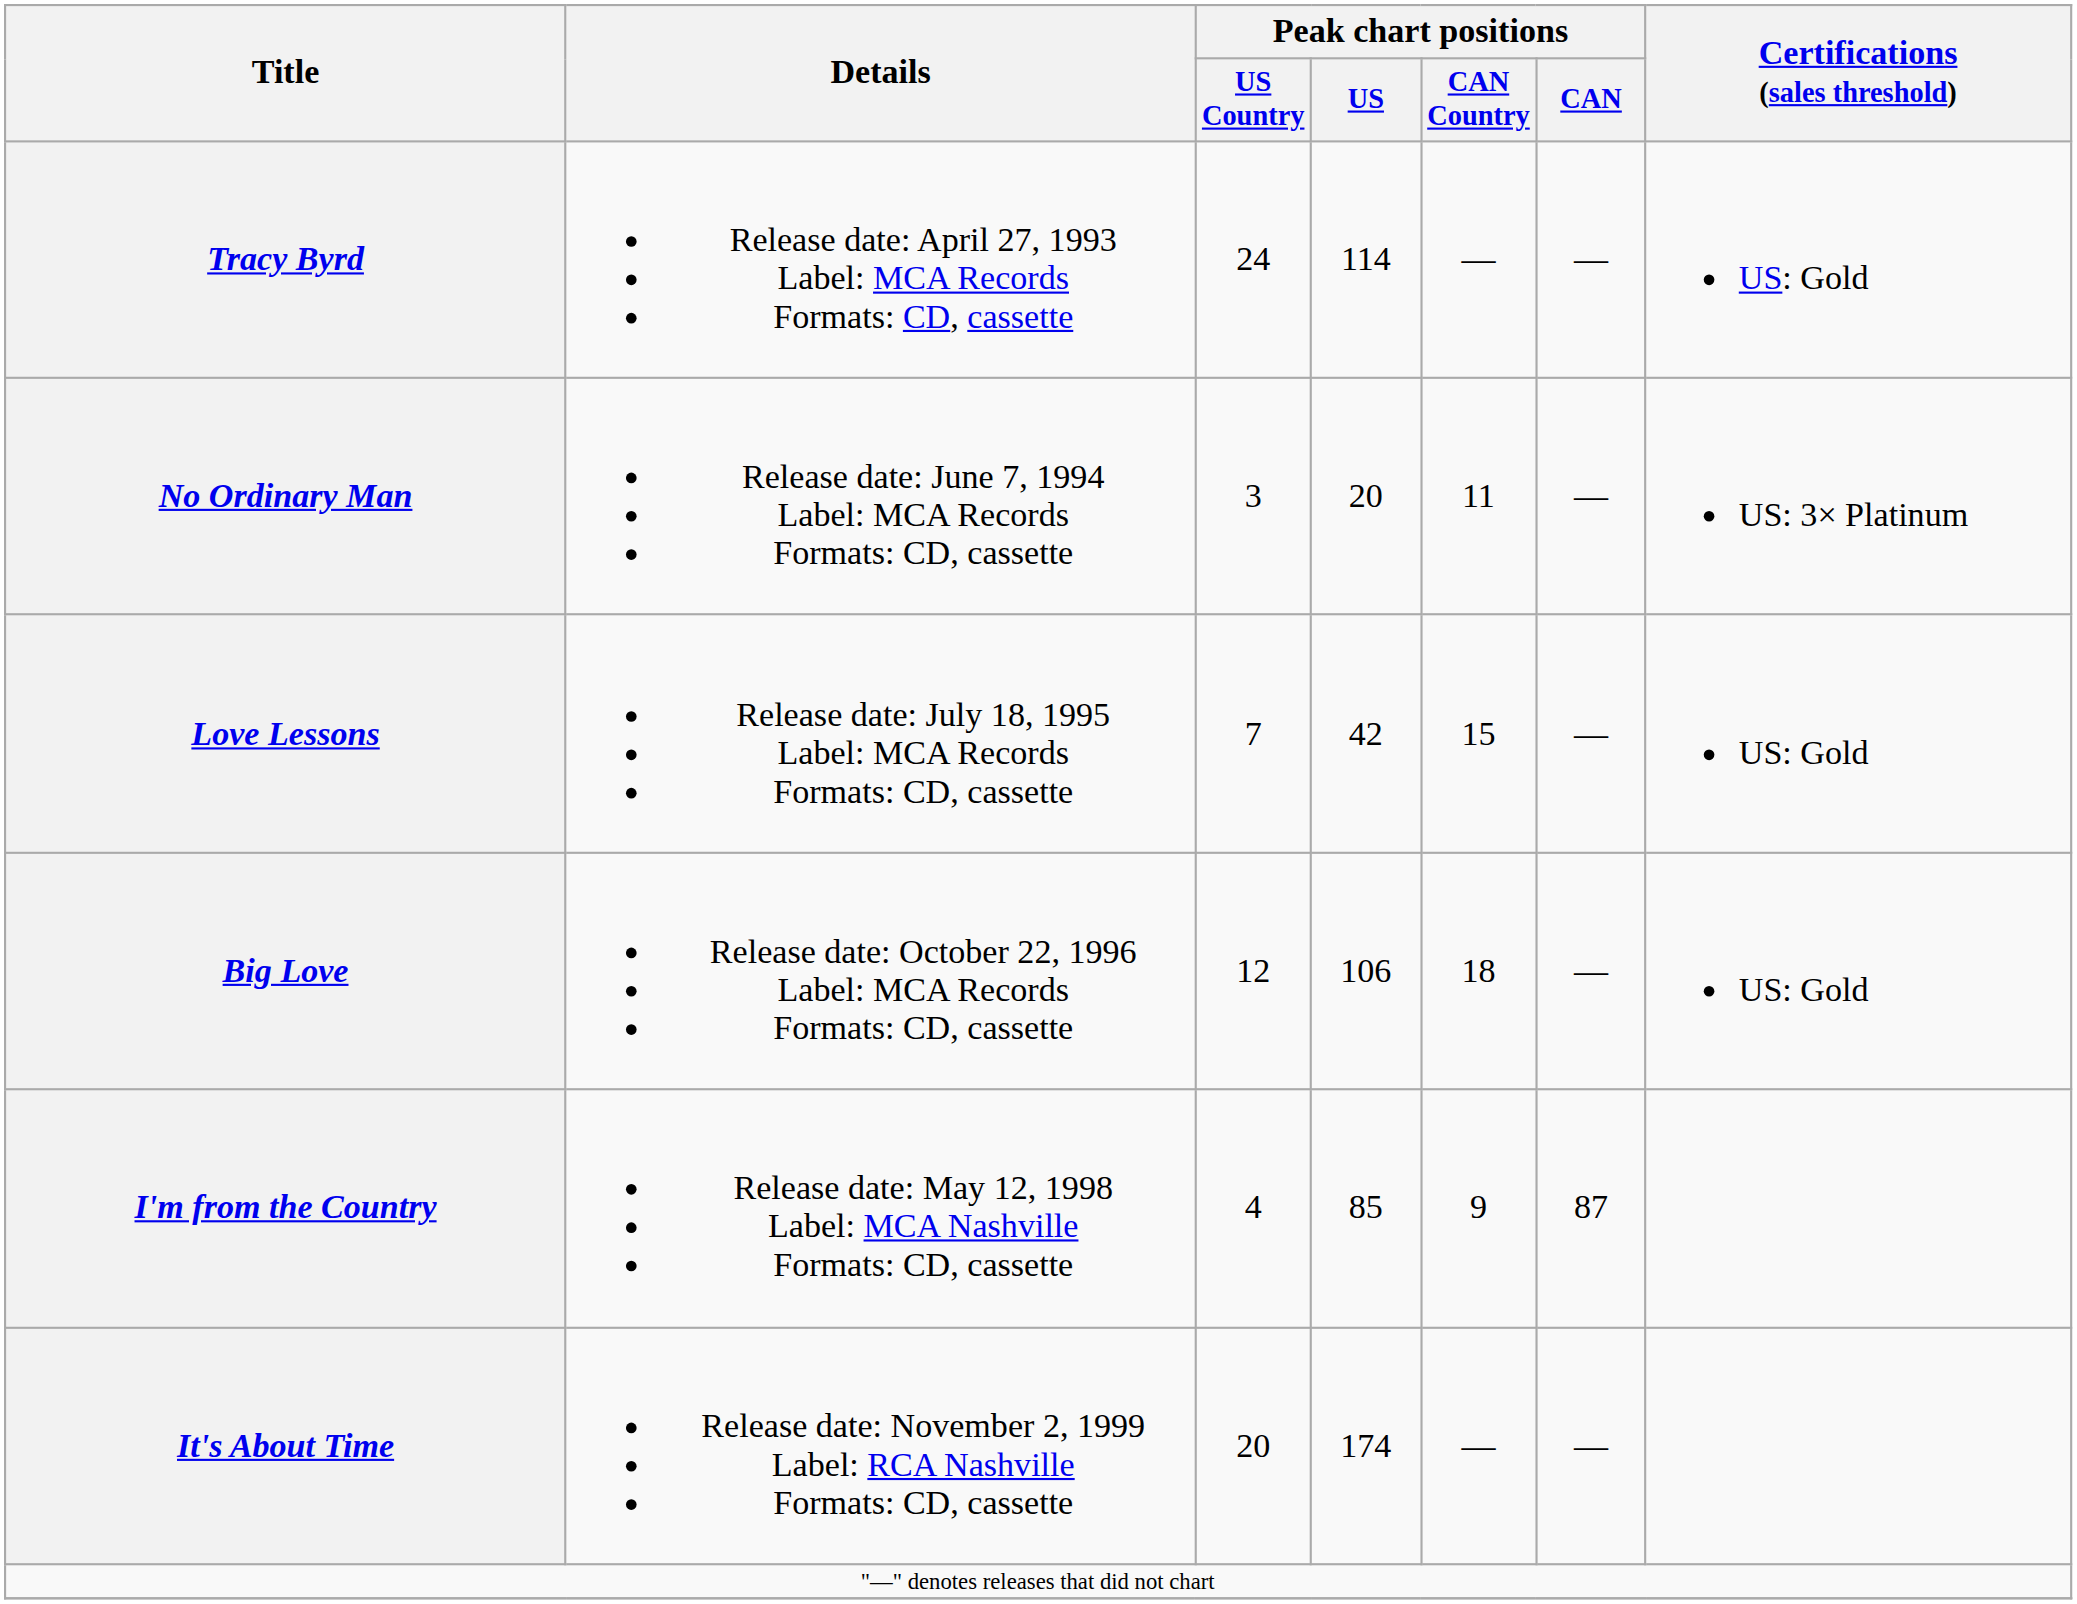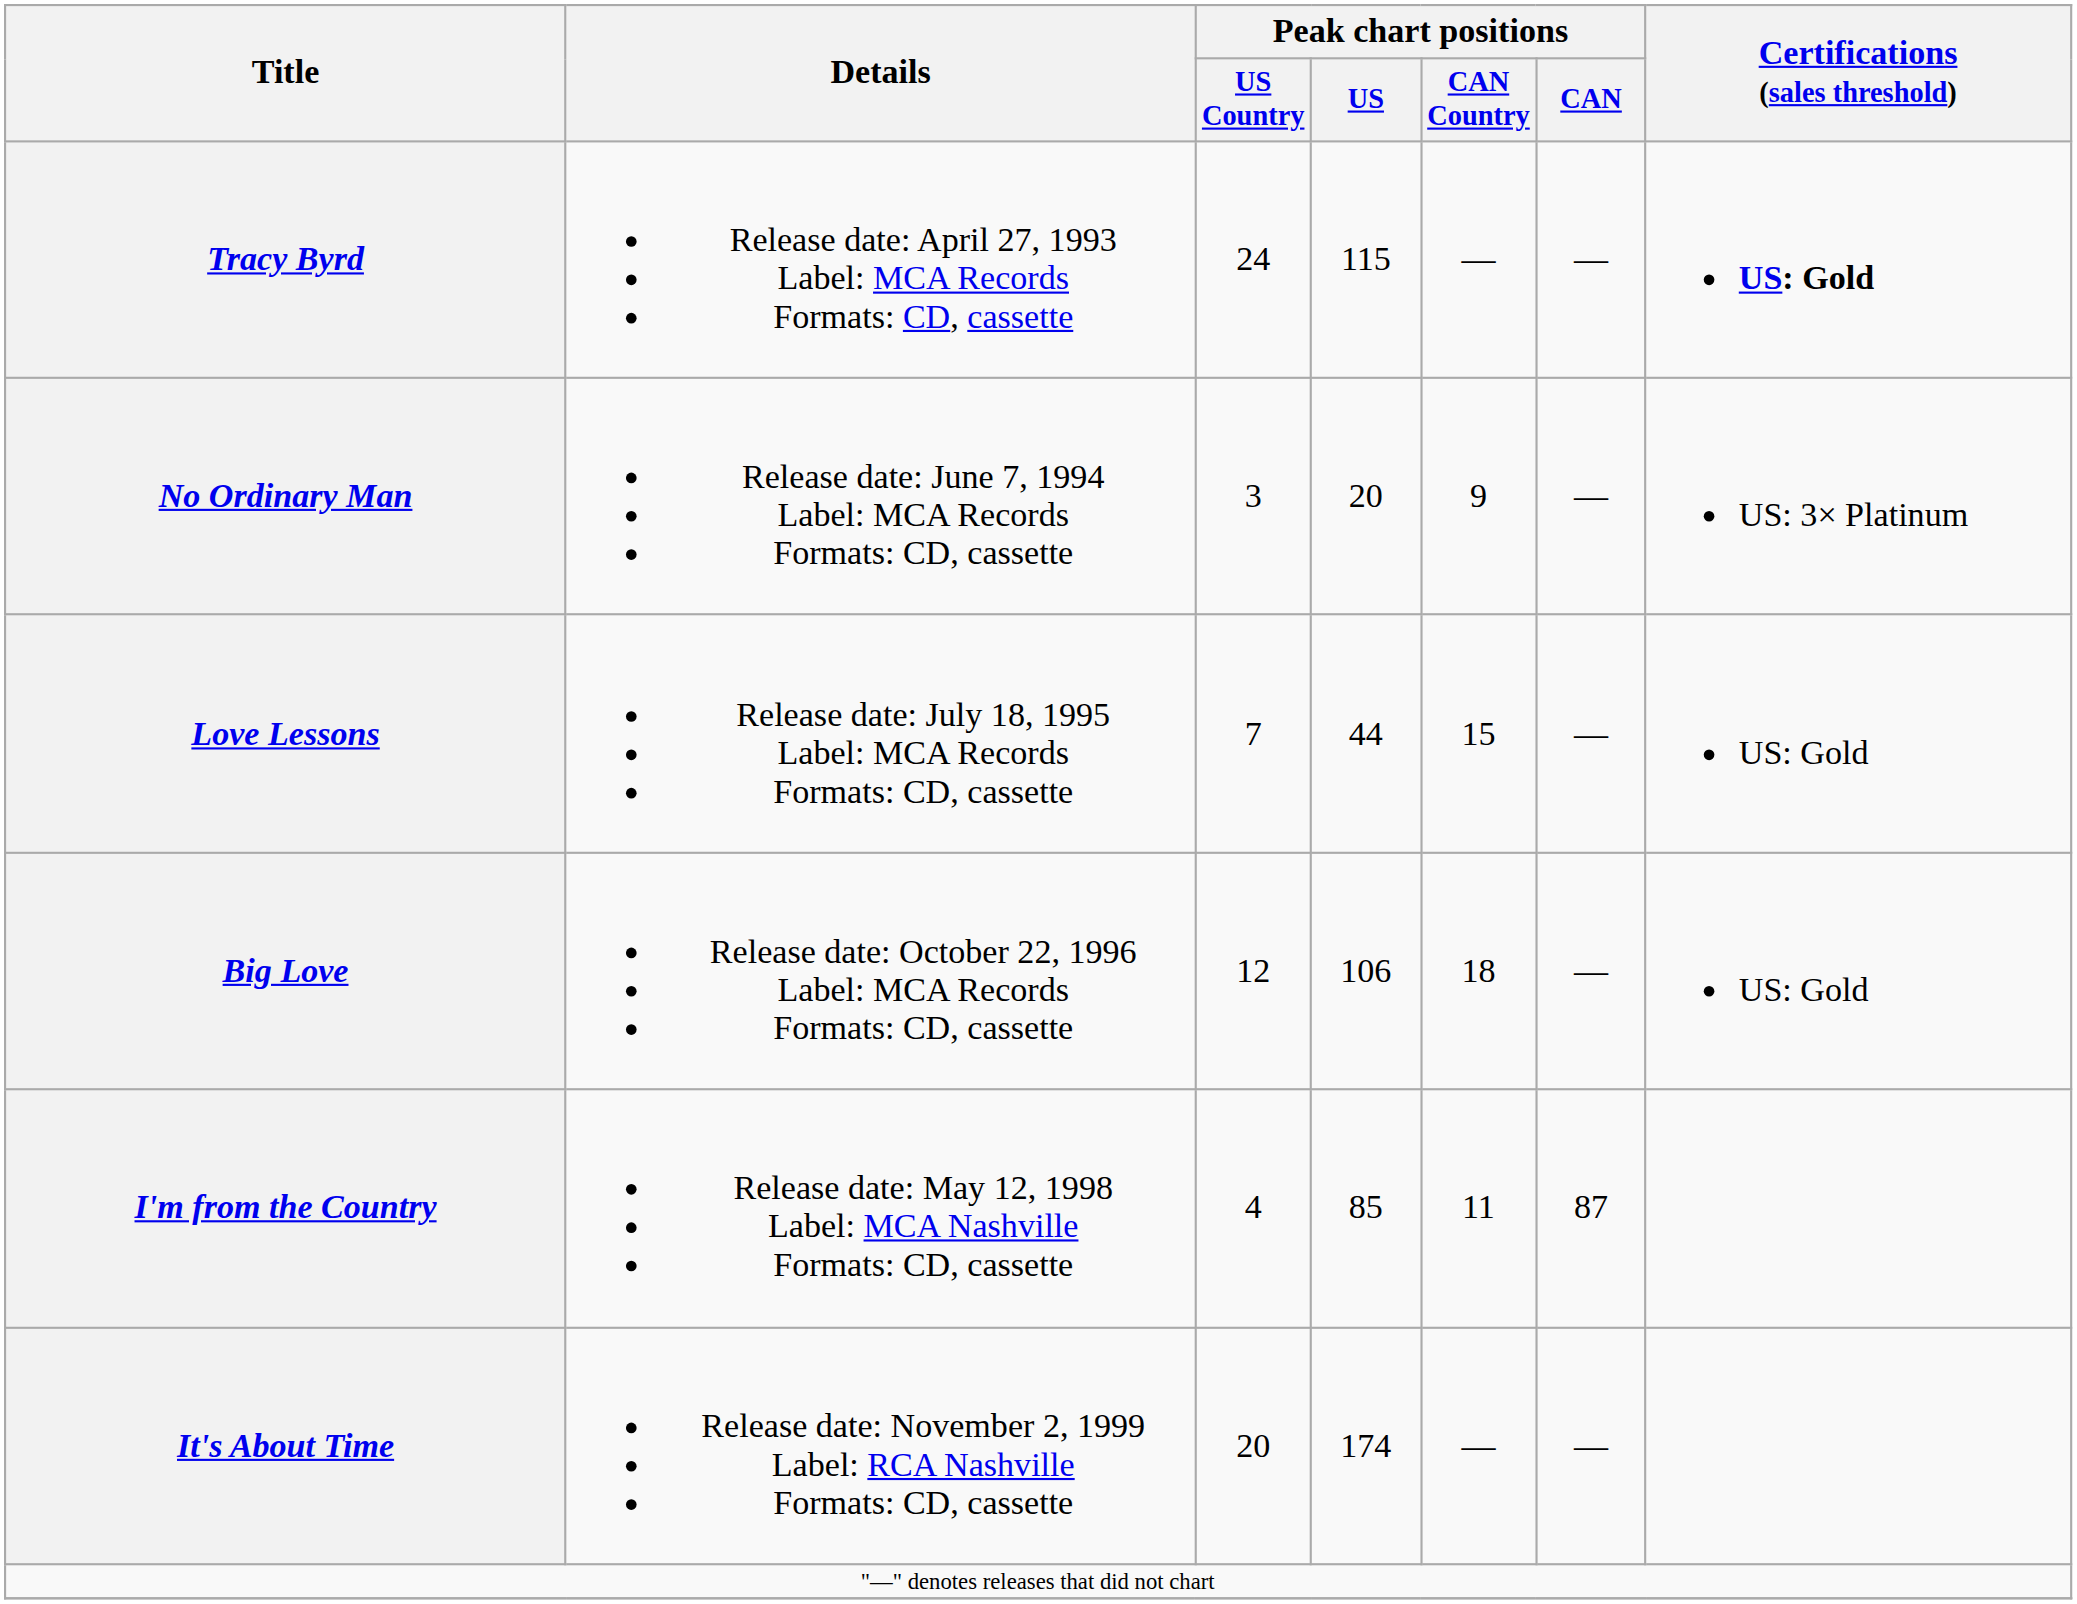(1366, 258) 114 -> (1366, 258) 115
(1858, 279) normal -> (1858, 279) bold
(1478, 495) 11 -> (1478, 495) 9
(1366, 733) 42 -> (1366, 733) 44
(1478, 1207) 9 -> (1478, 1207) 11
